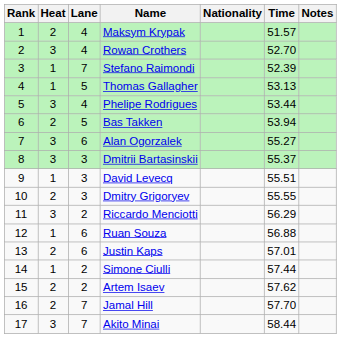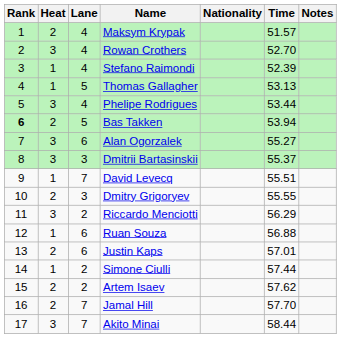(84, 68) 7 -> (84, 68) 4
(21, 123) normal -> (21, 123) bold
(84, 178) 3 -> (84, 178) 7
